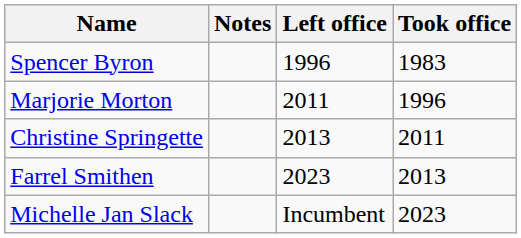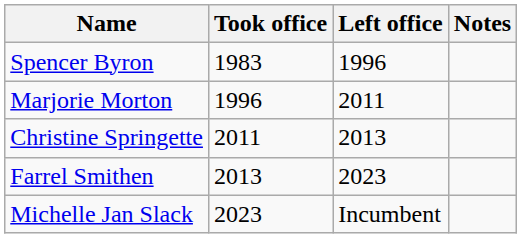columns swapped: (455, 23) <-> (243, 23)
